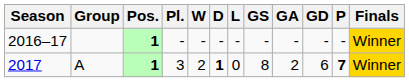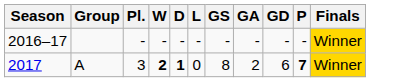- column: (143, 16)
(202, 64) normal -> (162, 64) bold
